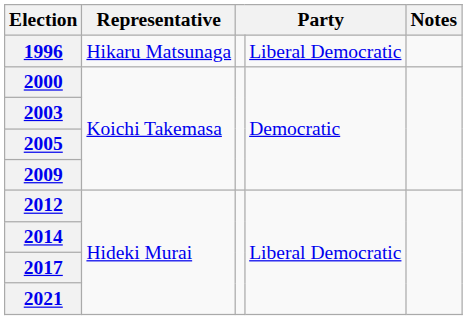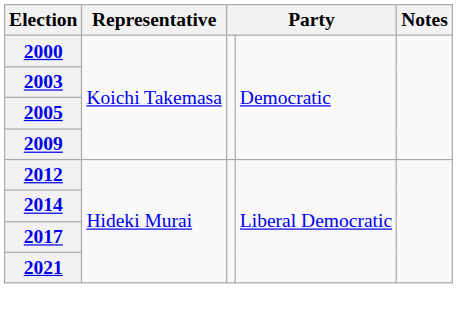- row: (43, 50)
